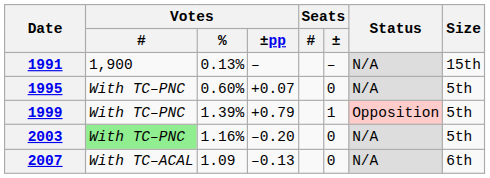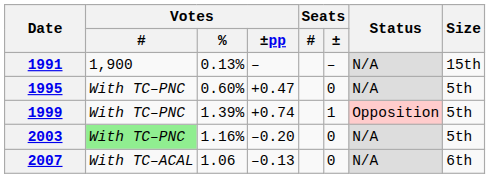(273, 88) +0.07 -> (273, 88) +0.47
(273, 113) +0.79 -> (273, 113) +0.74
(218, 161) 1.09 -> (218, 161) 1.06
